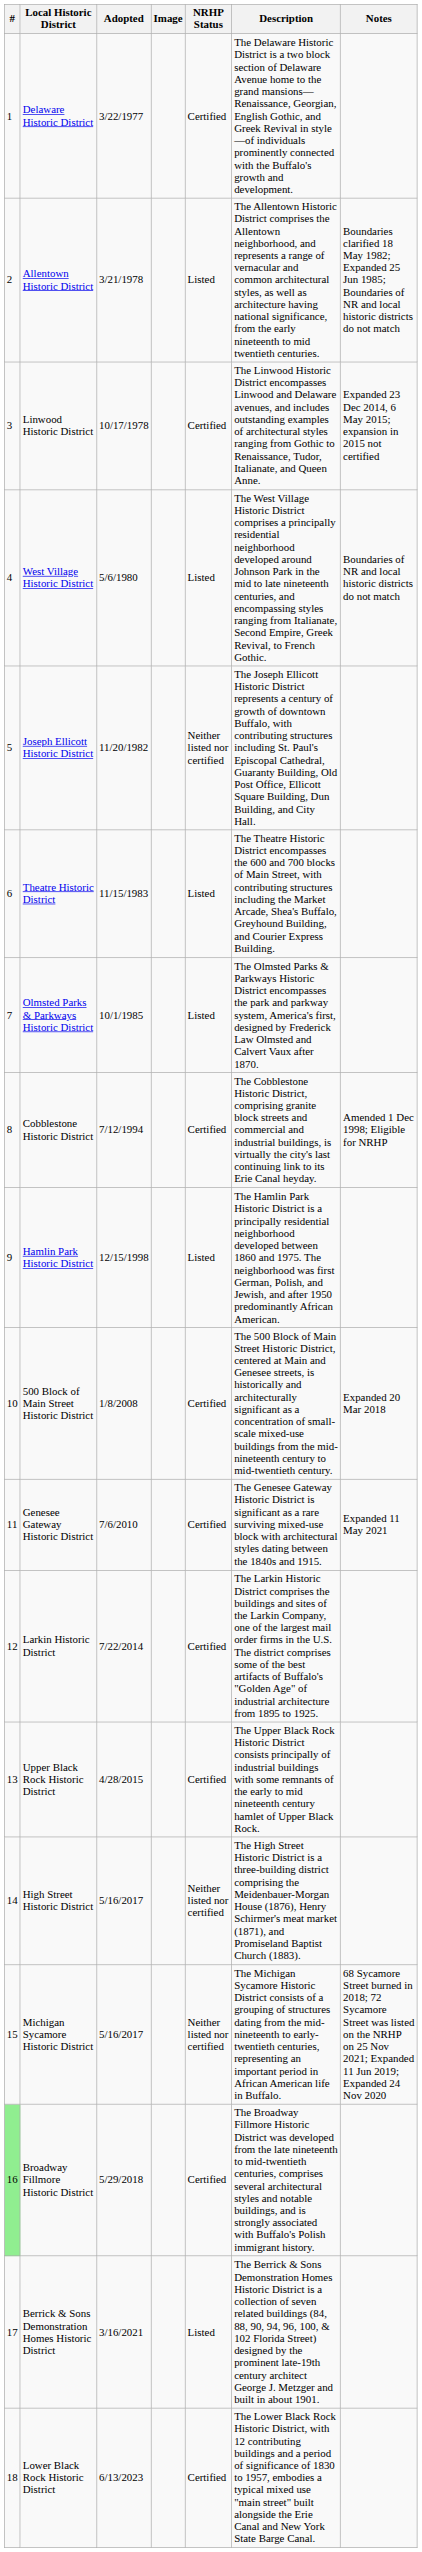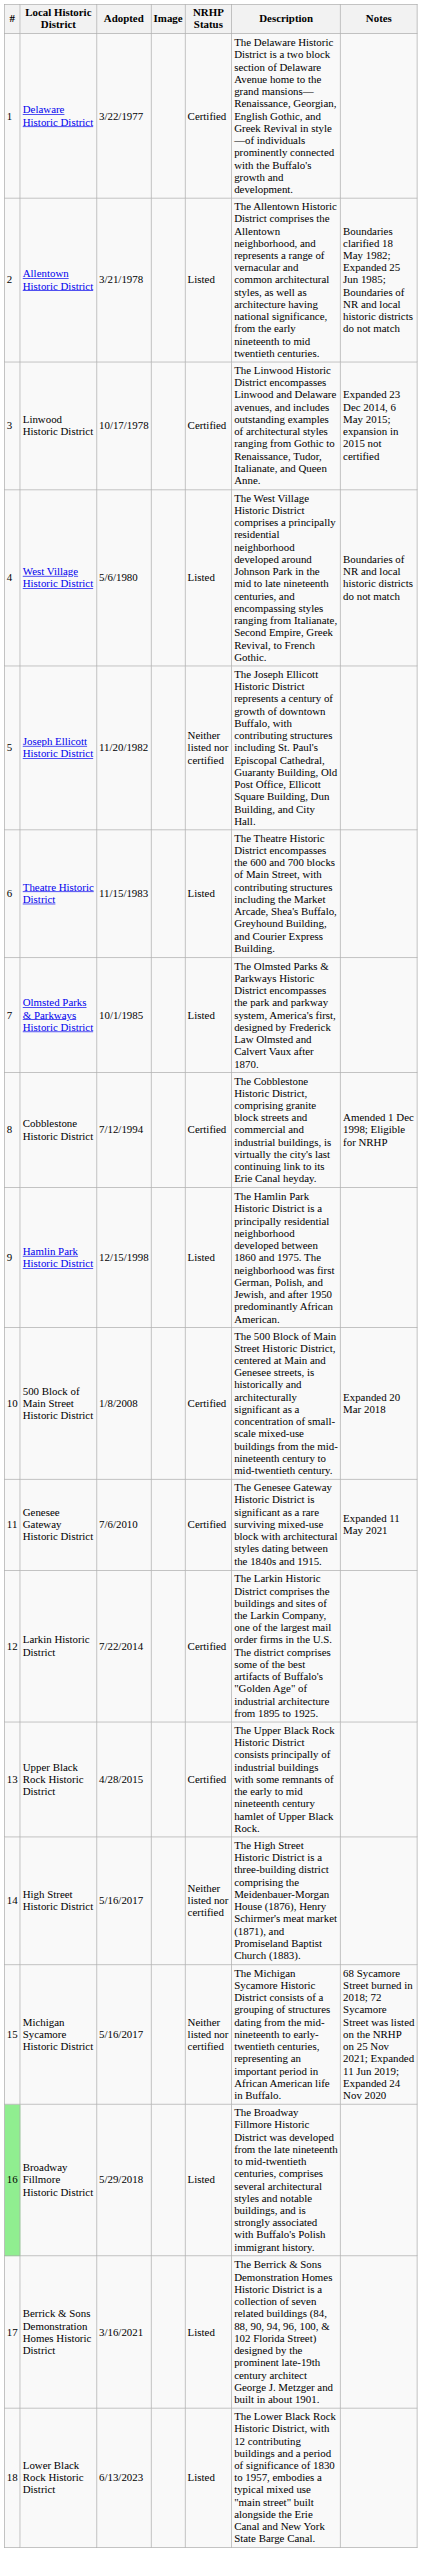(207, 2180) Certified -> (201, 2180) Listed
(207, 2477) Certified -> (201, 2477) Listed
